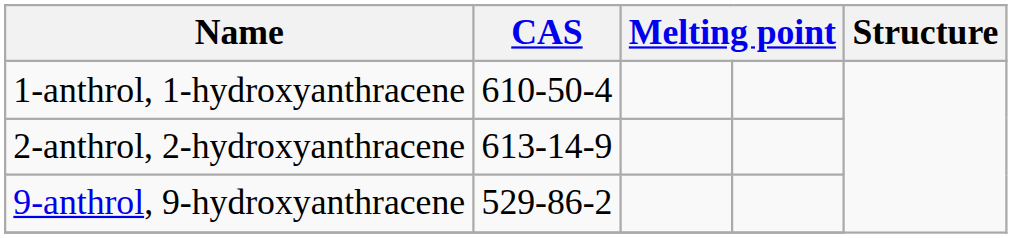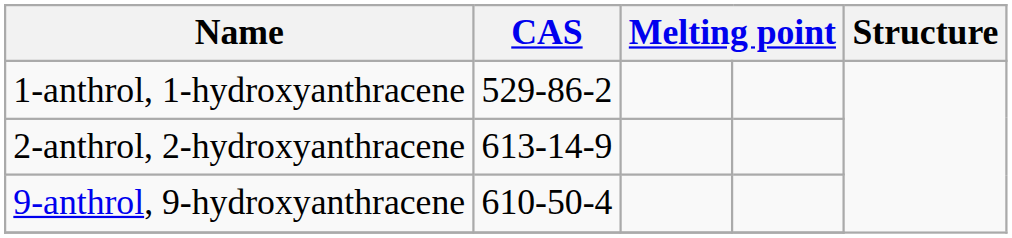(547, 89) 610-50-4 -> (547, 89) 529-86-2
(547, 202) 529-86-2 -> (547, 202) 610-50-4
